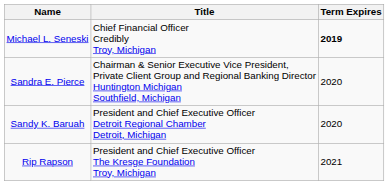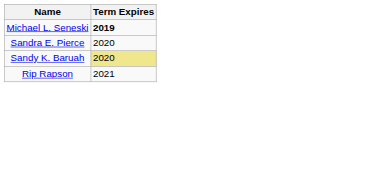- column: (204, 12)
(331, 124) no background -> (104, 58) khaki background
